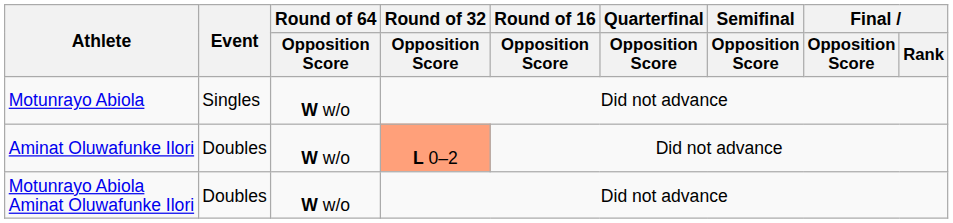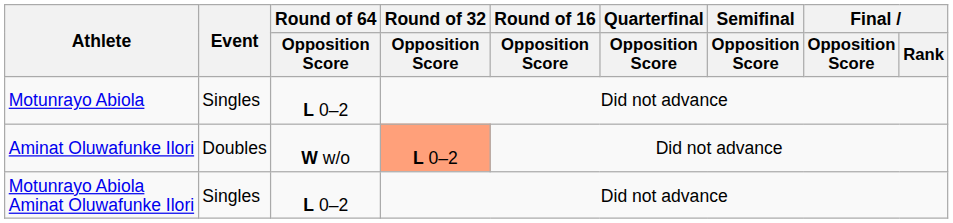(326, 111) W w/o -> (326, 111) L 0–2
(235, 195) Doubles -> (231, 195) Singles
(326, 205) W w/o -> (326, 205) L 0–2
